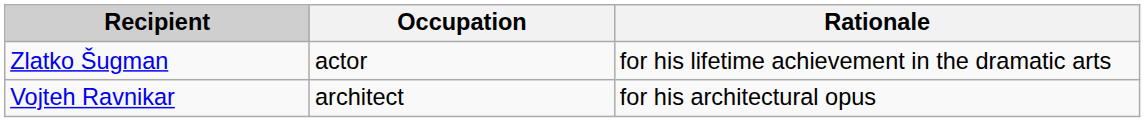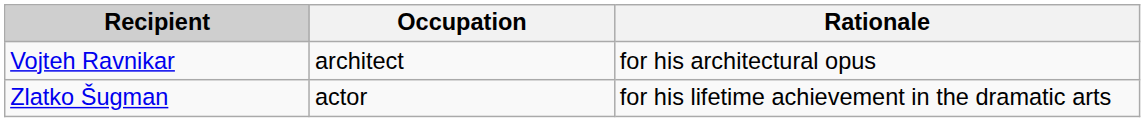rows swapped: (93, 97) <-> (89, 60)
